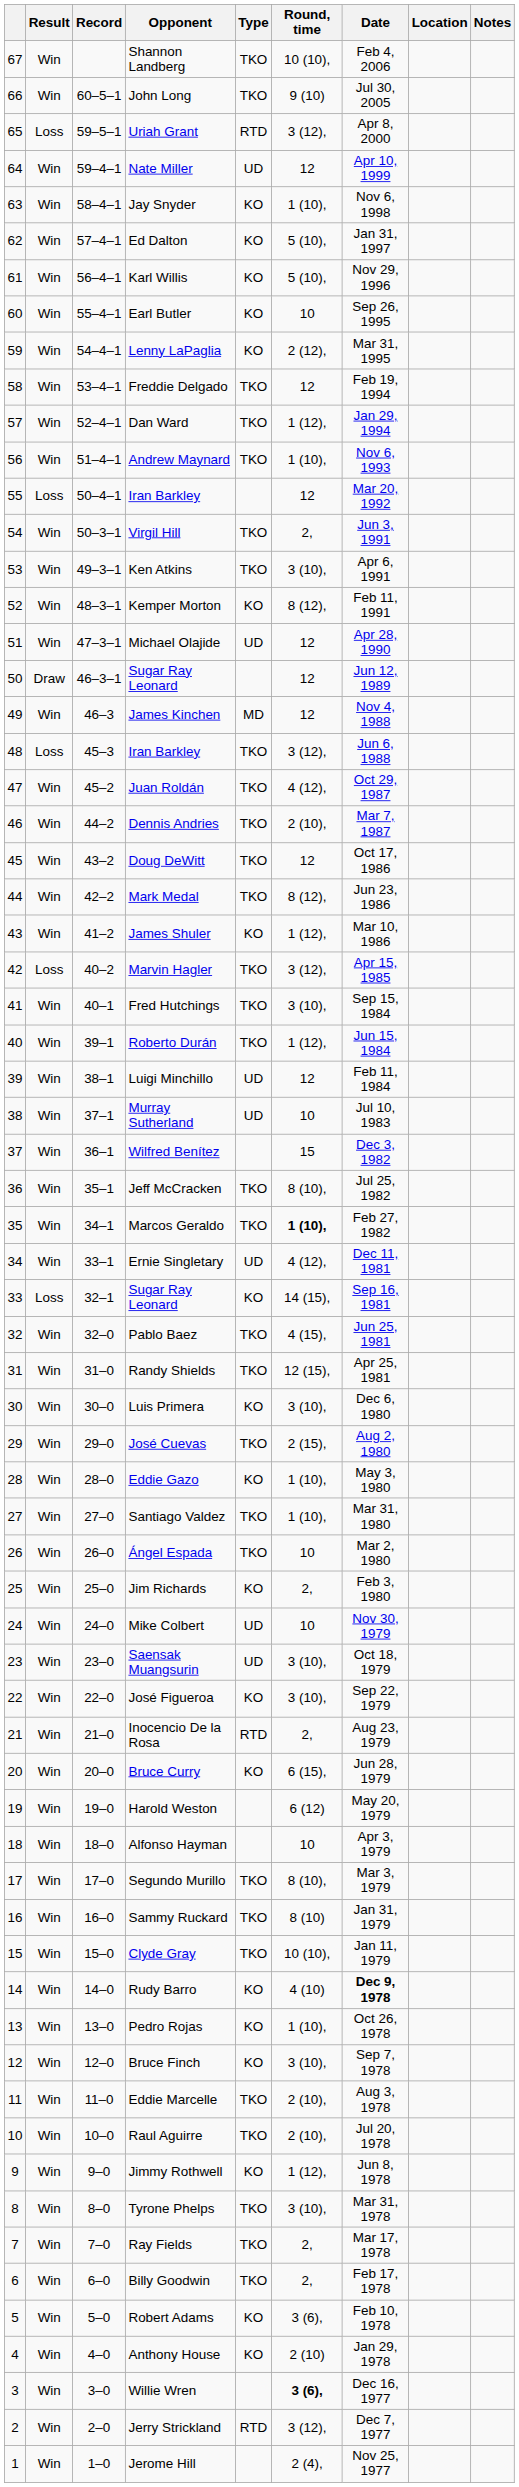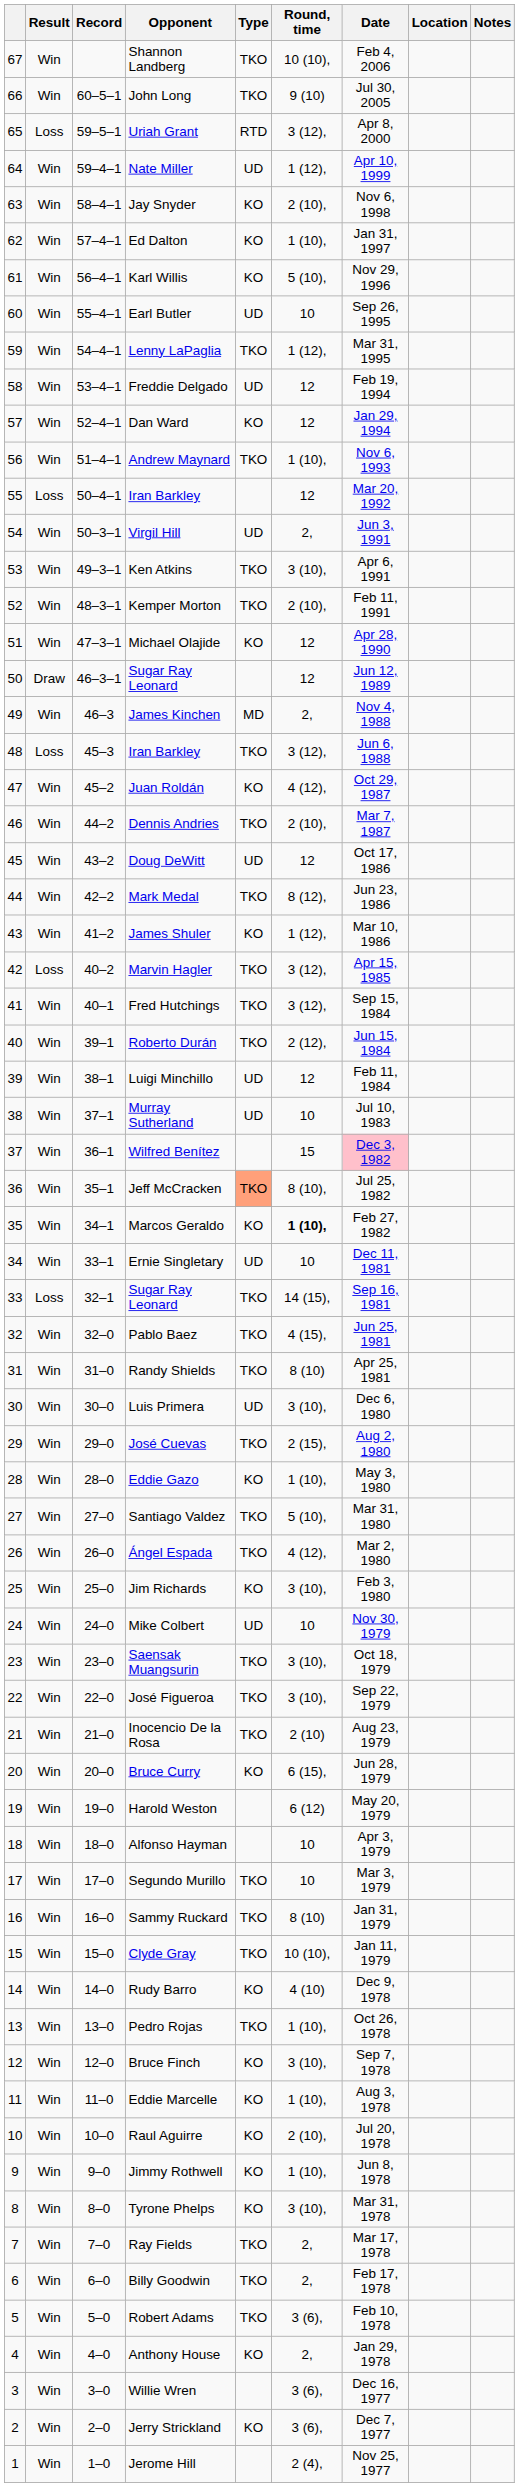(307, 168) 12 -> (307, 168) 1 (12),
(307, 204) 1 (10), -> (307, 204) 2 (10),
(307, 241) 5 (10), -> (307, 241) 1 (10),
(253, 314) KO -> (253, 314) UD
(253, 350) KO -> (253, 350) TKO
(307, 350) 2 (12), -> (307, 350) 1 (12),
(253, 387) TKO -> (253, 387) UD
(253, 423) TKO -> (253, 423) KO
(307, 423) 1 (12), -> (307, 423) 12
(253, 532) TKO -> (253, 532) UD
(253, 605) KO -> (253, 605) TKO
(307, 605) 8 (12), -> (307, 605) 2 (10),
(253, 642) UD -> (253, 642) KO
(307, 714) 12 -> (307, 714) 2,
(253, 787) TKO -> (253, 787) KO
(253, 860) TKO -> (253, 860) UD
(307, 1006) 3 (10), -> (307, 1006) 3 (12),
(307, 1042) 1 (12), -> (307, 1042) 2 (12),
(376, 1152) no background -> (376, 1152) pink background
(253, 1188) no background -> (253, 1188) lightsalmon background
(253, 1225) TKO -> (253, 1225) KO
(307, 1261) 4 (12), -> (307, 1261) 10
(253, 1297) KO -> (253, 1297) TKO
(307, 1370) 12 (15), -> (307, 1370) 8 (10)
(253, 1407) KO -> (253, 1407) UD
(307, 1516) 1 (10), -> (307, 1516) 5 (10),
(307, 1552) 10 -> (307, 1552) 4 (12),
(307, 1589) 2, -> (307, 1589) 3 (10),
(253, 1662) UD -> (253, 1662) TKO
(253, 1698) KO -> (253, 1698) TKO
(253, 1735) RTD -> (253, 1735) TKO
(307, 1735) 2, -> (307, 1735) 2 (10)
(307, 1880) 8 (10), -> (307, 1880) 10
(376, 1990) bold -> (376, 1990) normal
(253, 2026) KO -> (253, 2026) TKO
(253, 2099) TKO -> (253, 2099) KO
(307, 2099) 2 (10), -> (307, 2099) 1 (10),
(253, 2135) TKO -> (253, 2135) KO
(307, 2172) 1 (12), -> (307, 2172) 1 (10),
(253, 2208) TKO -> (253, 2208) KO
(253, 2318) KO -> (253, 2318) TKO
(307, 2354) 2 (10) -> (307, 2354) 2,
(307, 2390) bold -> (307, 2390) normal
(253, 2427) RTD -> (253, 2427) KO
(307, 2427) 3 (12), -> (307, 2427) 3 (6),
